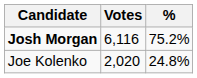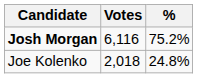(122, 61) 2,020 -> (122, 61) 2,018
